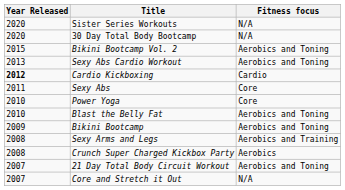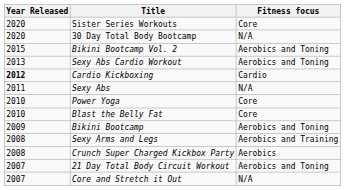(245, 24) N/A -> (248, 24) Core
(248, 88) Core -> (245, 88) N/A
(283, 114) Aerobics and Toning -> (248, 114) Core
